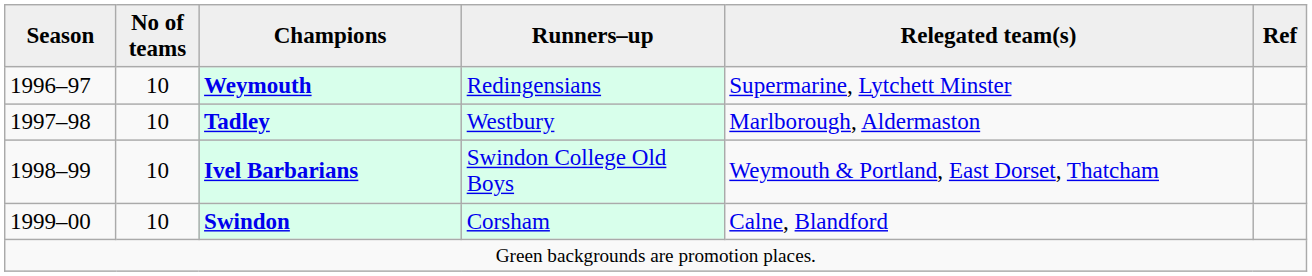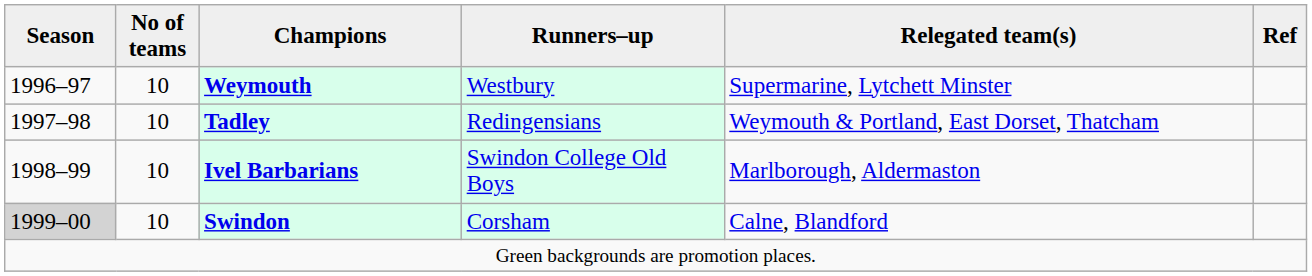(534, 85) Redingensians -> (511, 85) Westbury
(511, 121) Westbury -> (534, 121) Redingensians
(855, 121) Marlborough, Aldermaston -> (944, 121) Weymouth & Portland, East Dorset, Thatcham
(944, 171) Weymouth & Portland, East Dorset, Thatcham -> (855, 171) Marlborough, Aldermaston
(50, 220) no background -> (50, 220) lightgrey background
